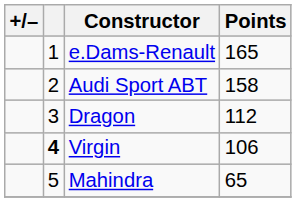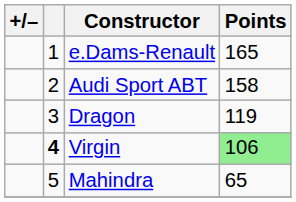(241, 116) 112 -> (241, 116) 119
(242, 148) no background -> (242, 148) lightgreen background
